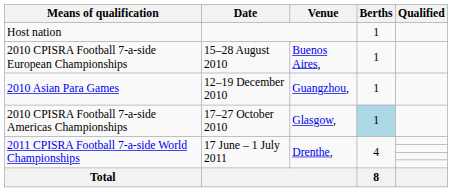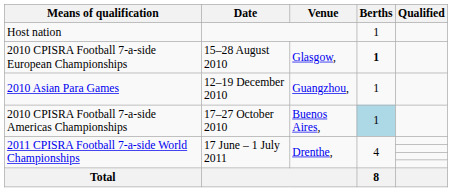(310, 57) Buenos Aires, -> (314, 57) Glasgow,
(376, 57) normal -> (376, 57) bold
(314, 120) Glasgow, -> (310, 120) Buenos Aires,
